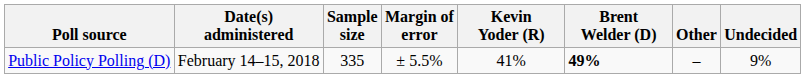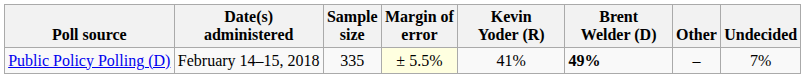(419, 60) no background -> (419, 60) lightyellow background
(761, 60) 9% -> (761, 60) 7%
